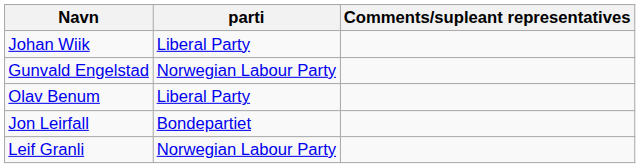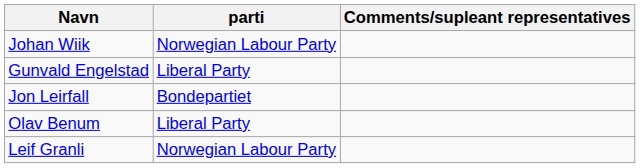(203, 44) Liberal Party -> (246, 44) Norwegian Labour Party
(246, 70) Norwegian Labour Party -> (203, 70) Liberal Party
rows swapped: (49, 123) <-> (54, 96)
